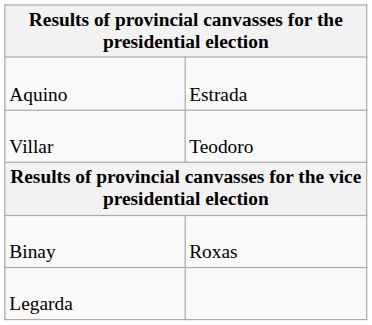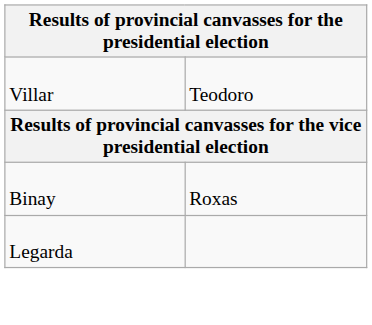- row: (38, 94)
